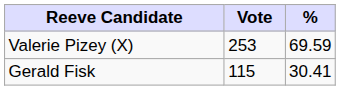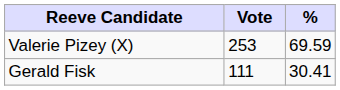(242, 71) 115 -> (241, 71) 111
